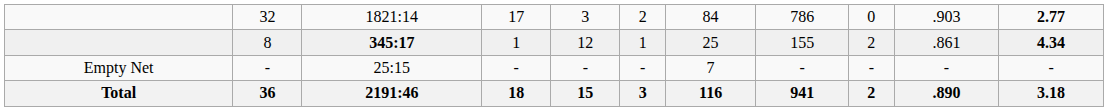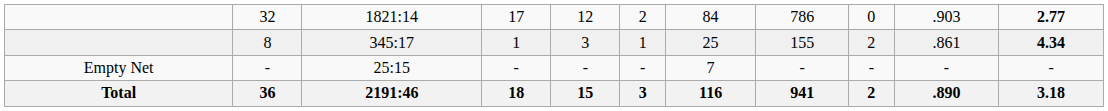(585, 17) 3 -> (585, 17) 12
(392, 42) bold -> (392, 42) normal
(585, 42) 12 -> (585, 42) 3
